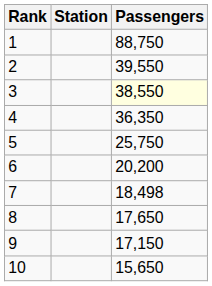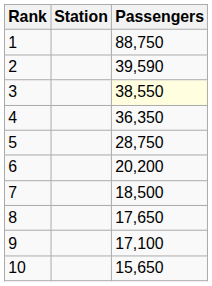(139, 67) 39,550 -> (139, 67) 39,590
(139, 142) 25,750 -> (139, 142) 28,750
(139, 192) 18,498 -> (139, 192) 18,500
(139, 243) 17,150 -> (139, 243) 17,100
